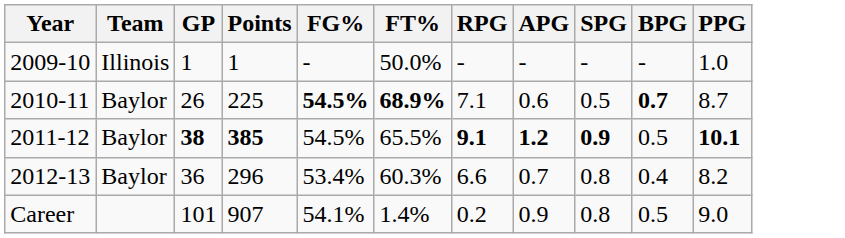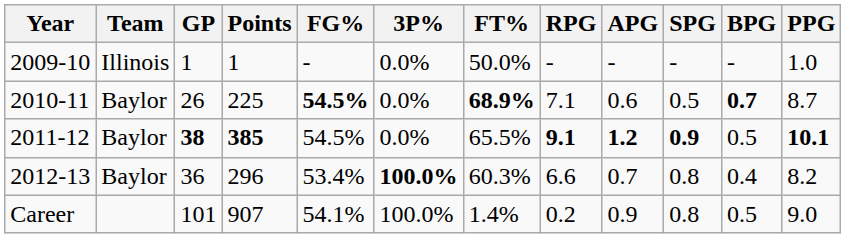+ column: (419, 23)
